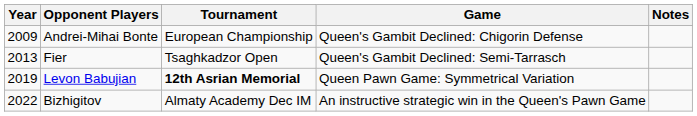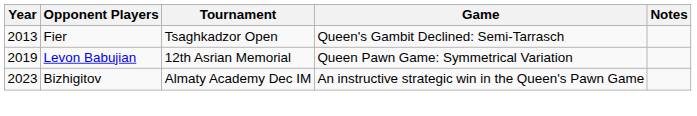- row: (101, 36)
(233, 79) bold -> (228, 57) normal
(22, 100) 2022 -> (22, 79) 2023
